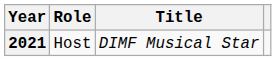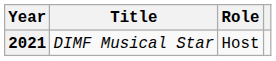columns swapped: (179, 17) <-> (72, 17)
